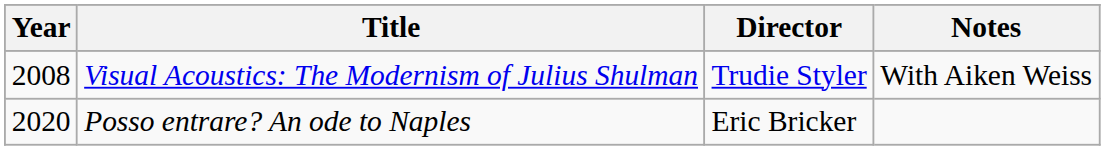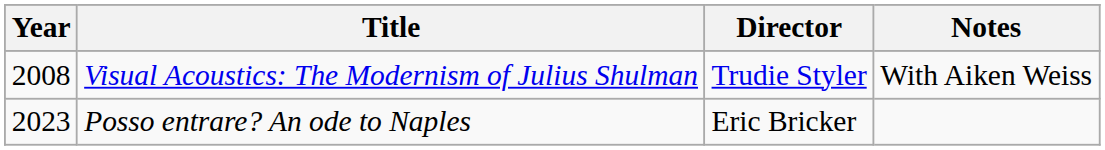(41, 121) 2020 -> (41, 121) 2023
